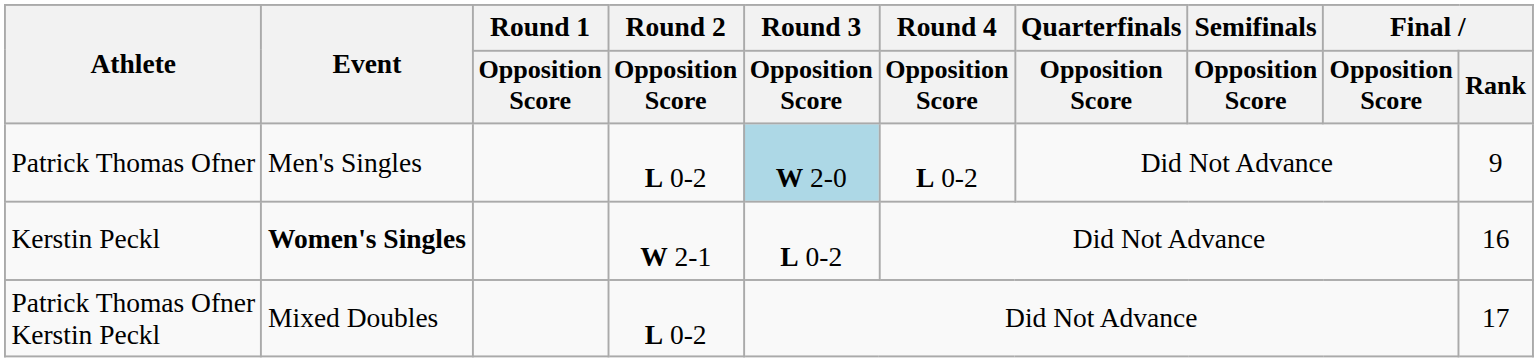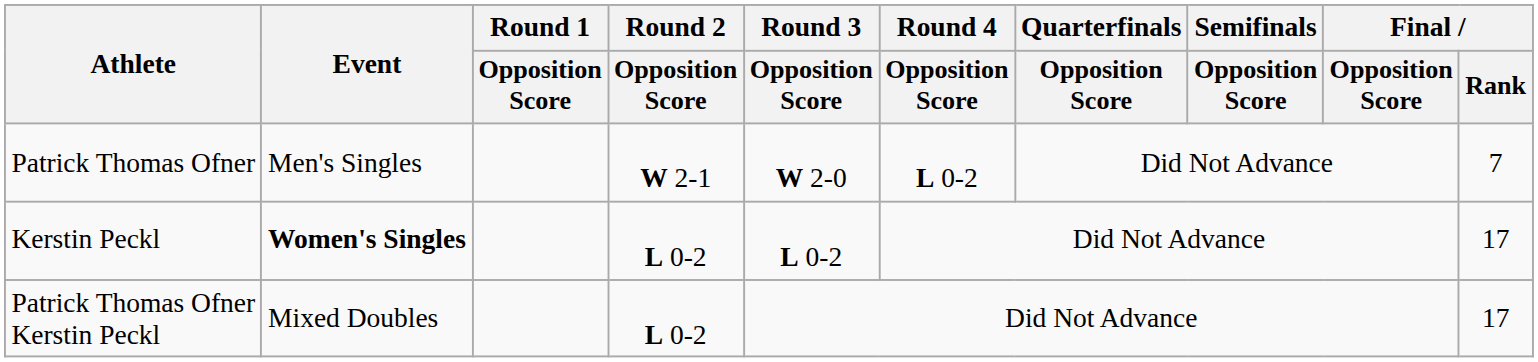(676, 178) L 0-2 -> (676, 178) W 2-1
(811, 178) lightblue background -> (811, 178) no background
(1496, 162) 9 -> (1496, 162) 7
(676, 256) W 2-1 -> (676, 256) L 0-2
(1496, 240) 16 -> (1496, 240) 17
